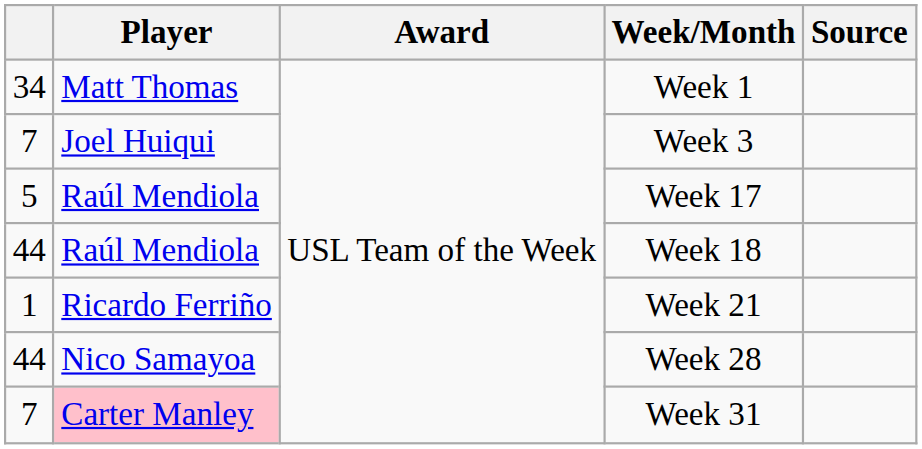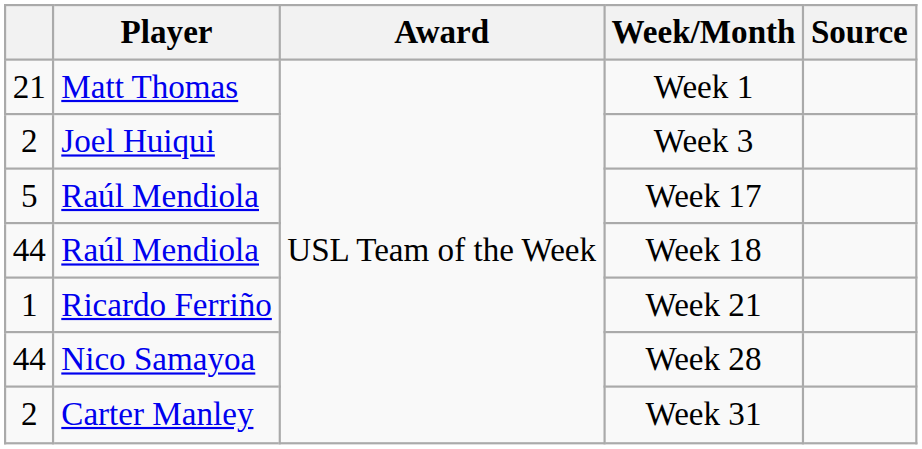(29, 86) 34 -> (29, 86) 21
(29, 141) 7 -> (29, 141) 2
(29, 414) 7 -> (29, 414) 2
(157, 414) pink background -> (157, 414) no background
